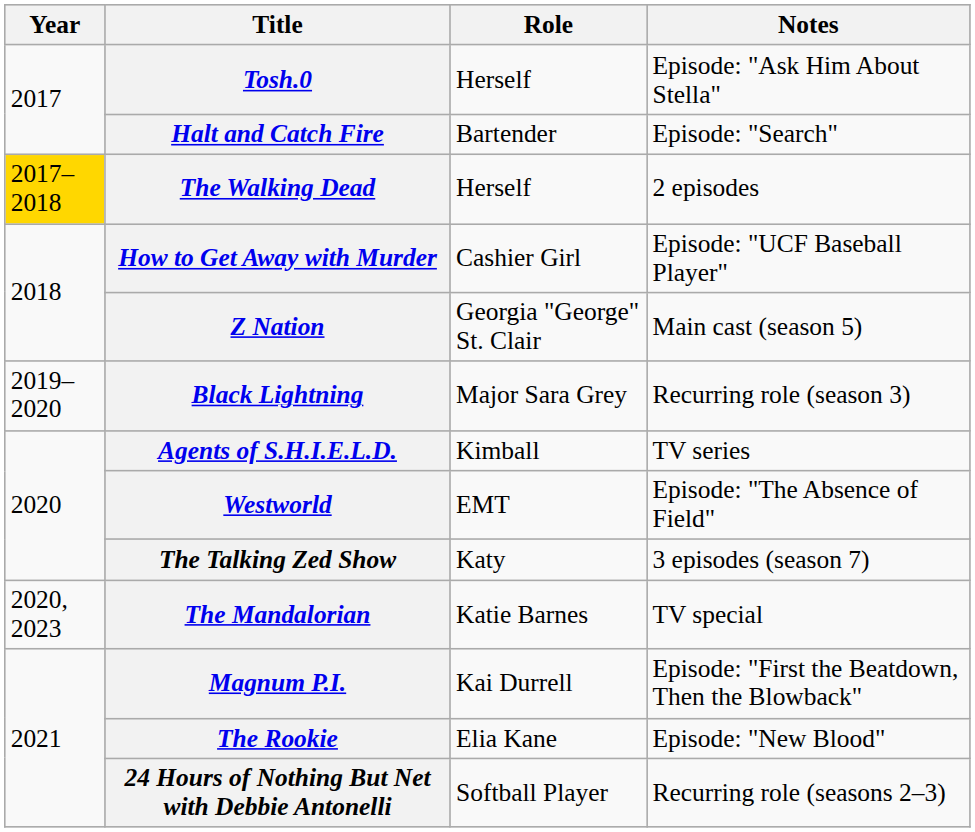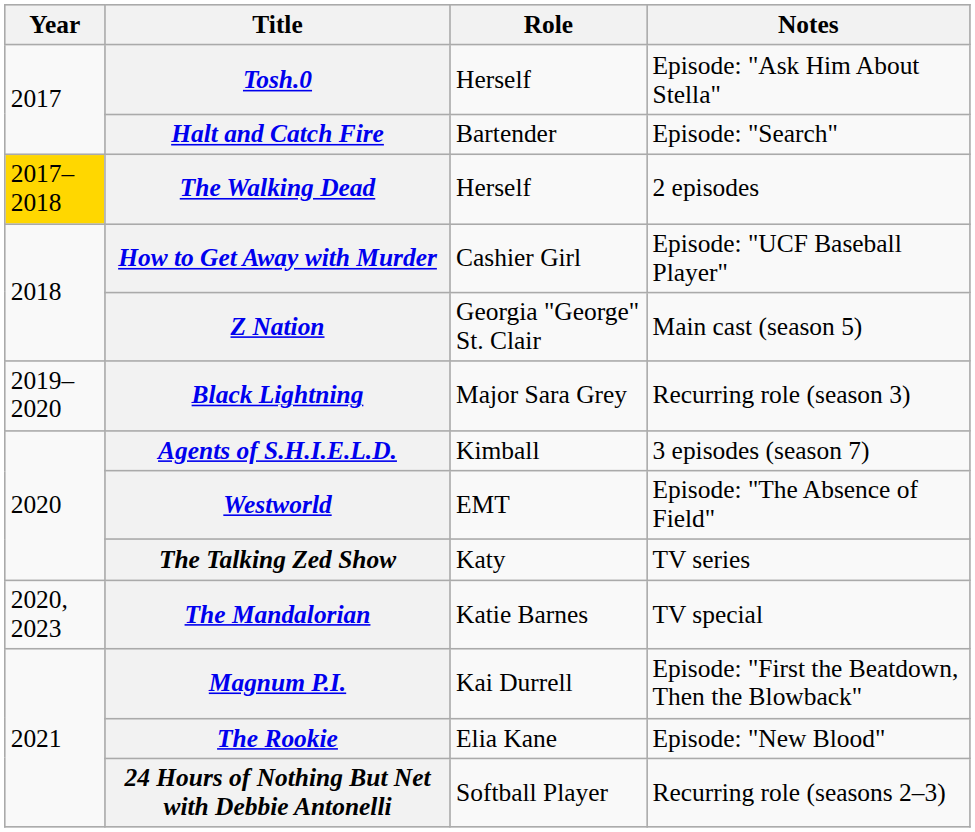(701, 450) TV series -> (761, 450) 3 episodes (season 7)
(761, 559) 3 episodes (season 7) -> (701, 559) TV series
